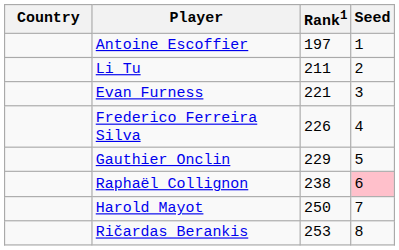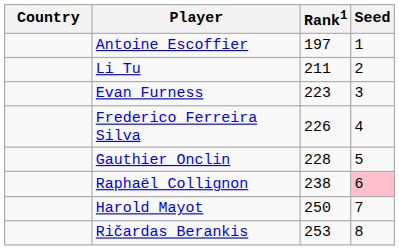(318, 94) 221 -> (318, 94) 223
(318, 160) 229 -> (318, 160) 228
